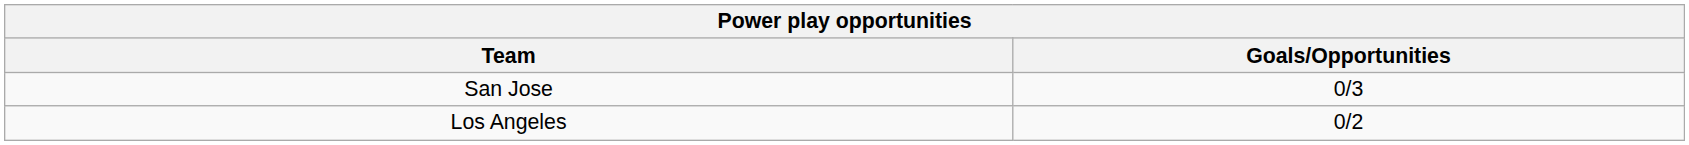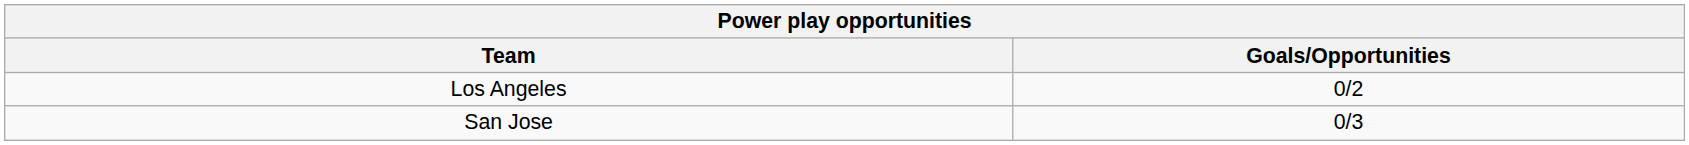rows swapped: (509, 122) <-> (509, 88)
